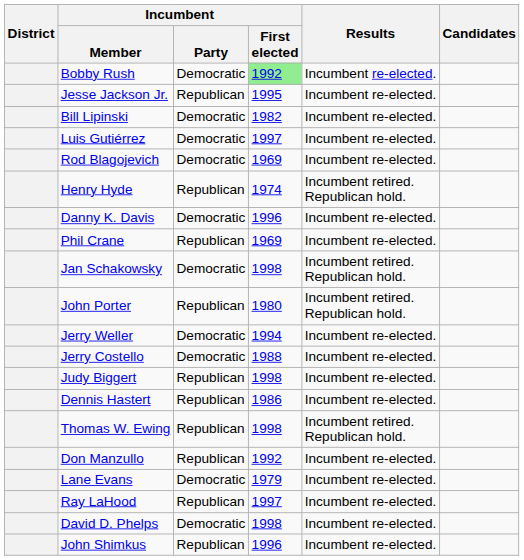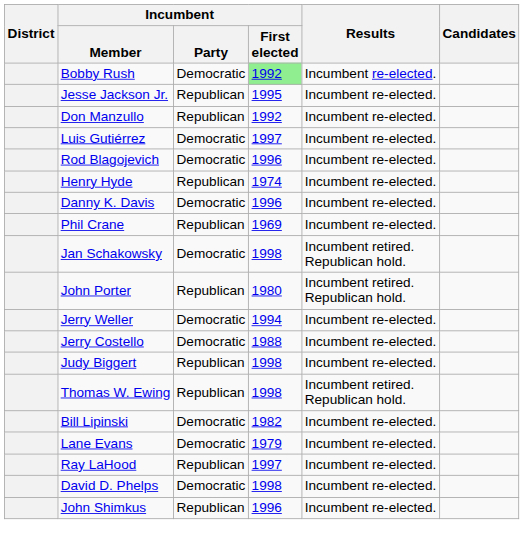rows swapped: (94, 116) <-> (102, 458)
(267, 159) 1969 -> (267, 159) 1996
(360, 189) Incumbent retired. Republican hold. -> (370, 181) Incumbent re-elected.
- row: (106, 400)
